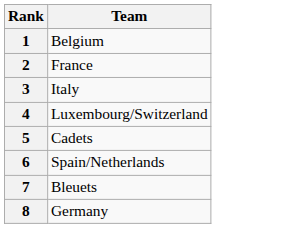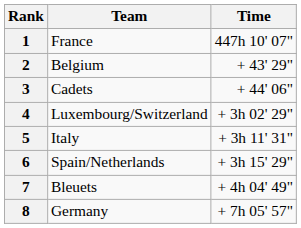+ column: (254, 16)
(77, 41) Belgium -> (72, 41) France
(72, 65) France -> (77, 65) Belgium
(65, 89) Italy -> (72, 89) Cadets
(72, 138) Cadets -> (65, 138) Italy
